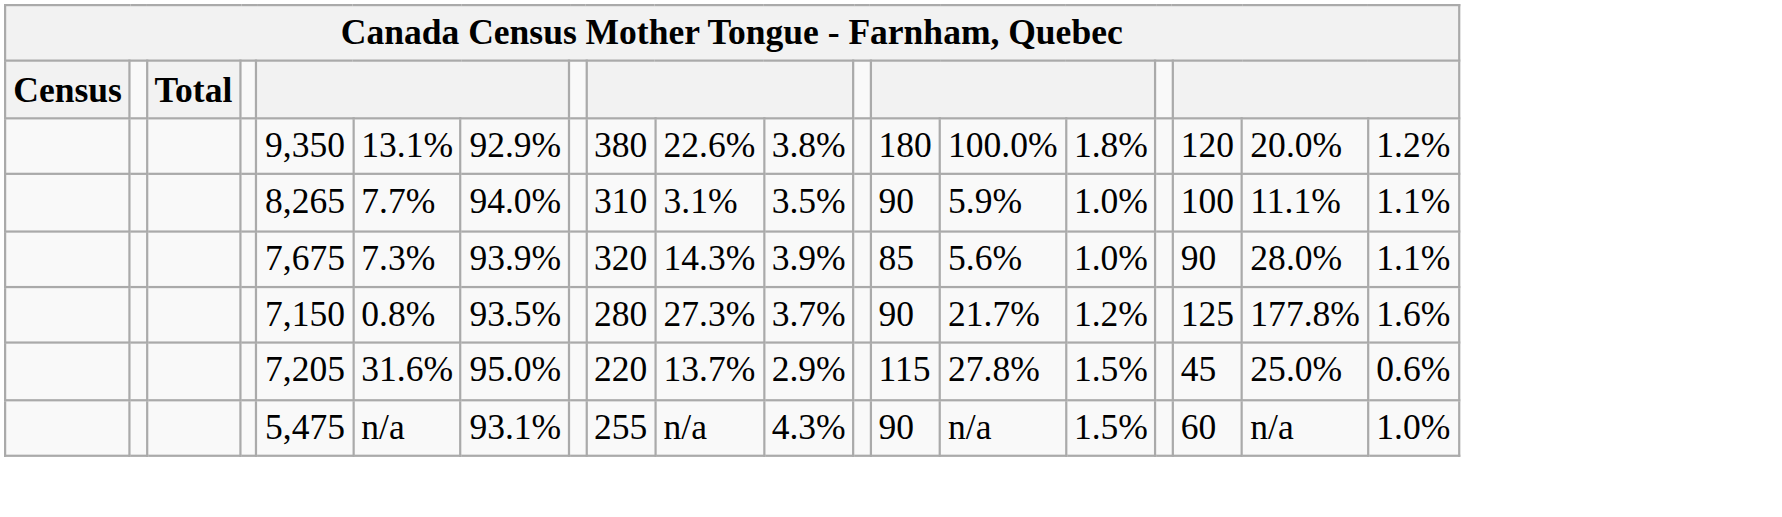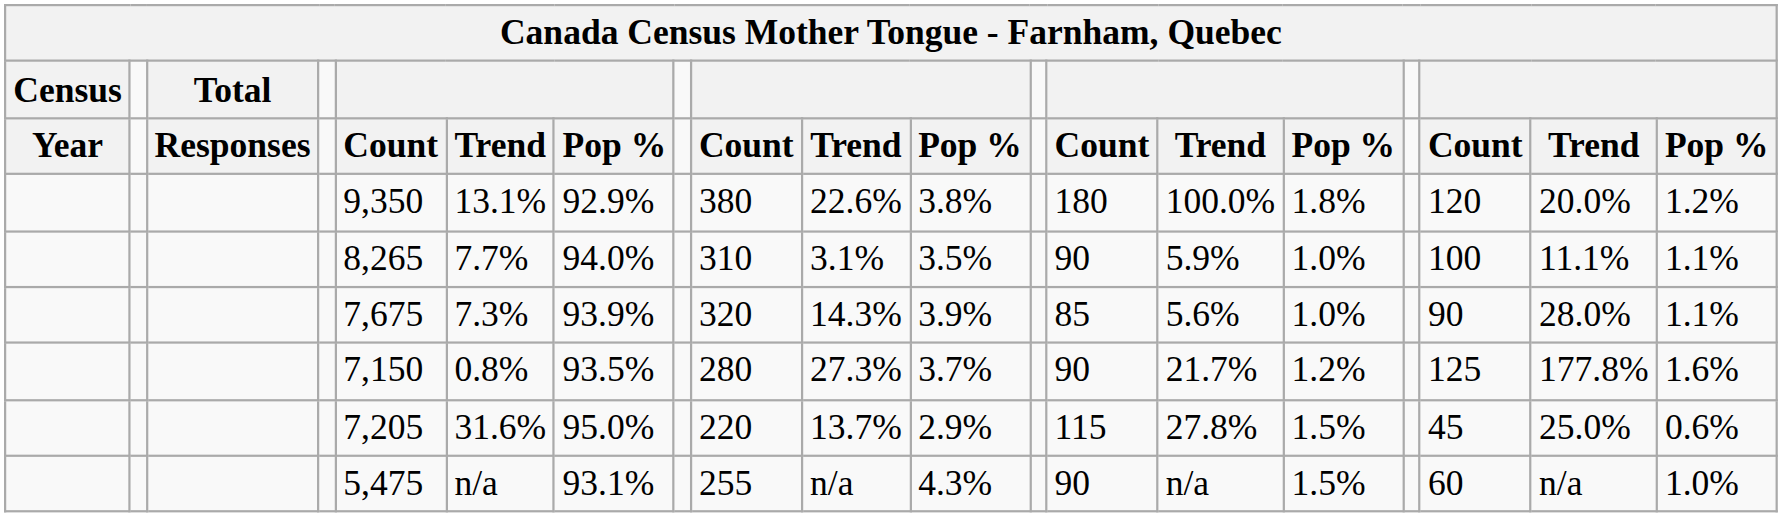+ row: (68, 145)
